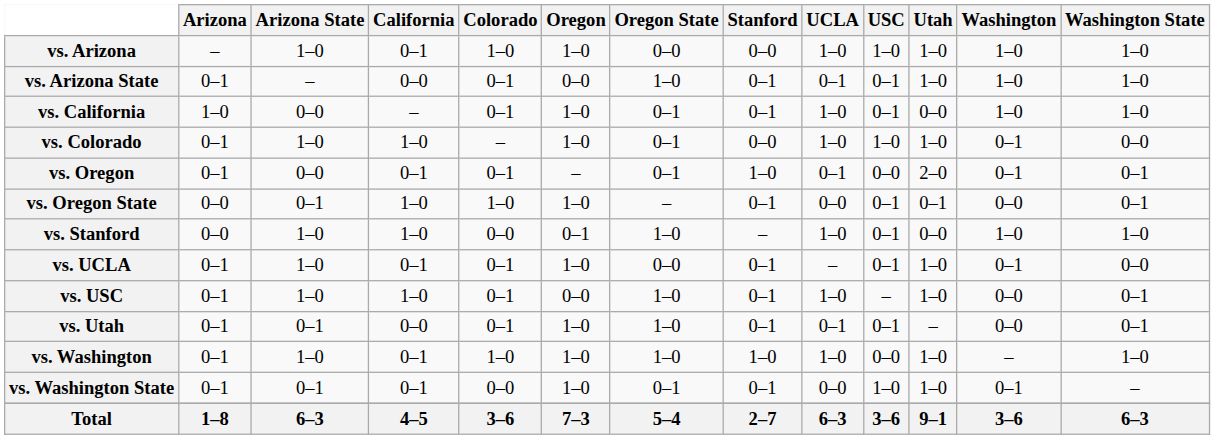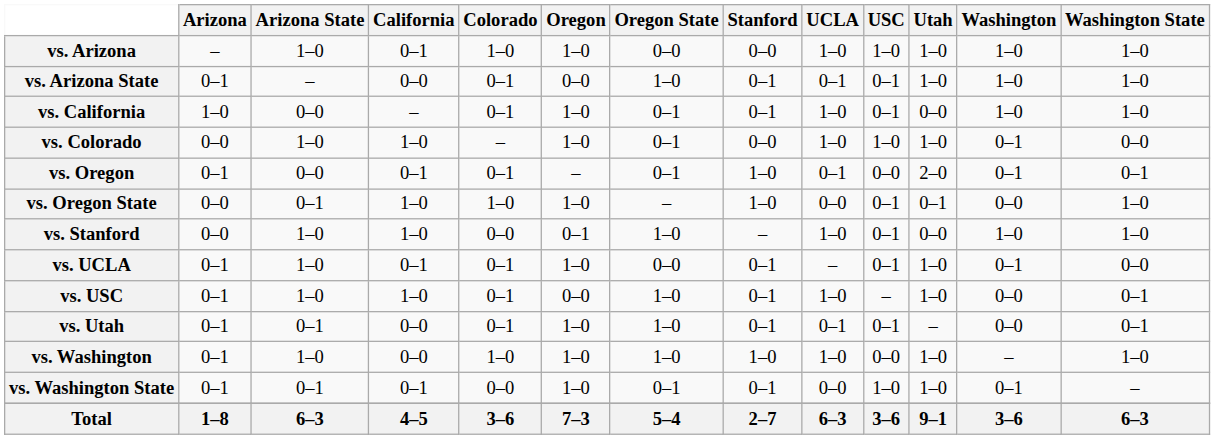(215, 142) 0–1 -> (215, 142) 0–0
(763, 204) 0–1 -> (763, 204) 1–0
(1135, 204) 0–1 -> (1135, 204) 1–0
(414, 357) 0–1 -> (414, 357) 0–0
